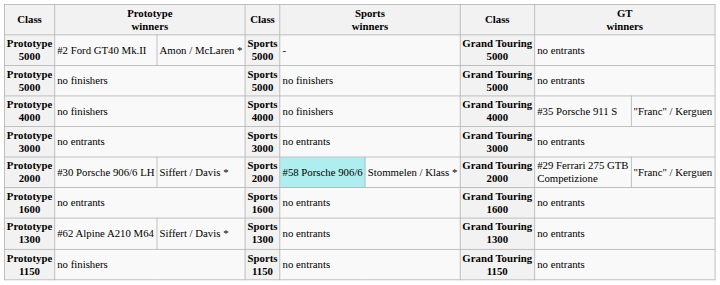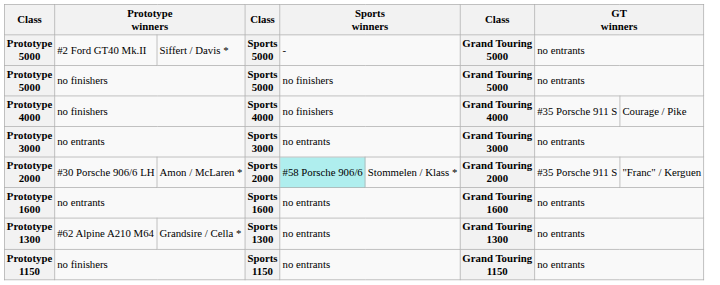(201, 50) Amon / McLaren * -> (194, 50) Siffert / Davis *
(673, 111) "Franc" / Kerguen -> (654, 111) Courage / Pike
(194, 172) Siffert / Davis * -> (201, 172) Amon / McLaren *
(583, 172) #29 Ferrari 275 GTB Competizione -> (577, 172) #35 Porsche 911 S
(194, 233) Siffert / Davis * -> (200, 233) Grandsire / Cella *
